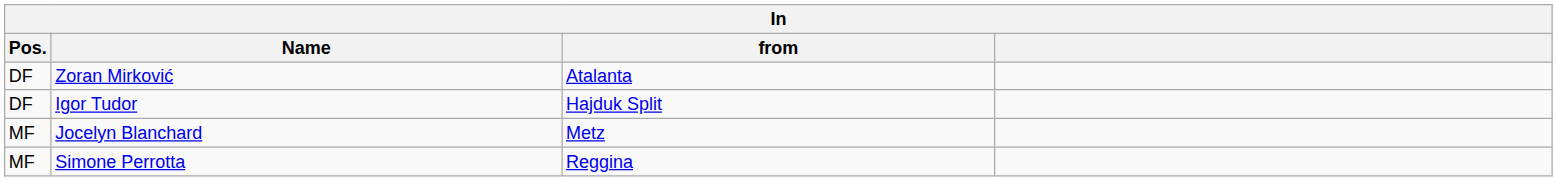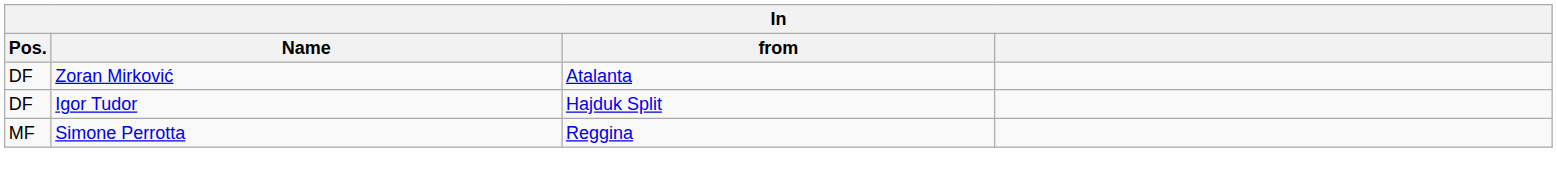- row: (129, 133)
